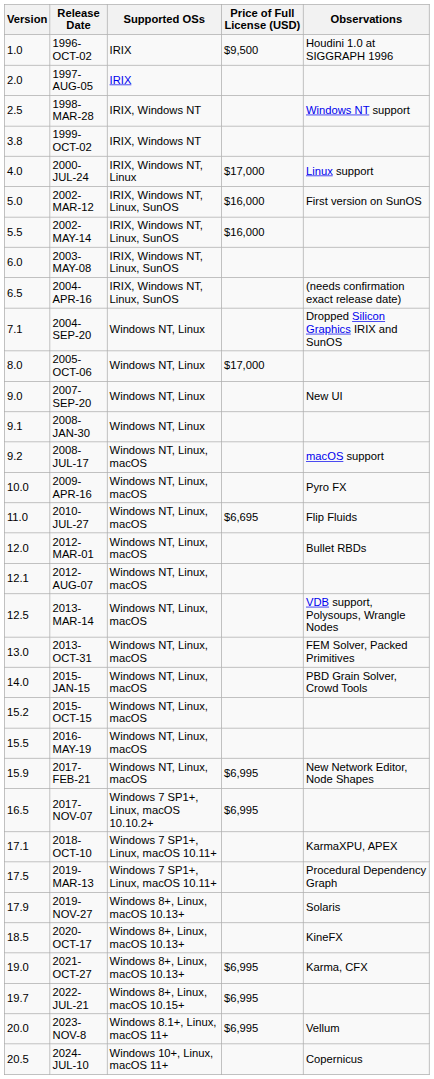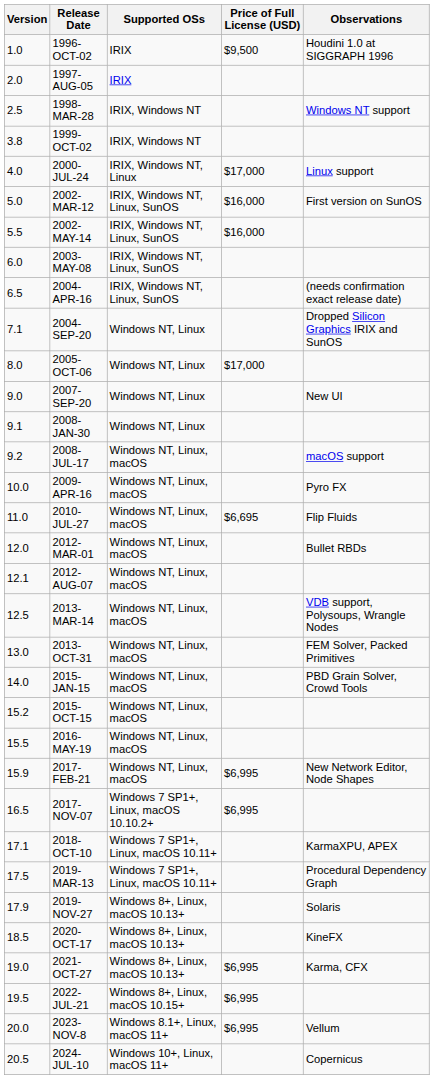(18, 998) 19.7 -> (18, 998) 19.5
